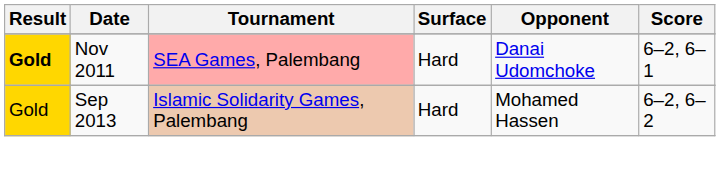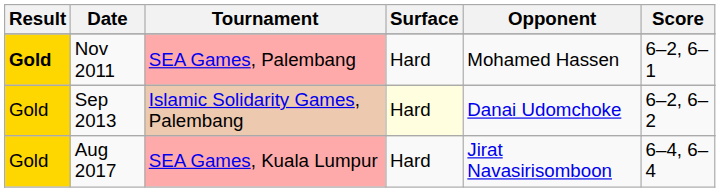(545, 59) Danai Udomchoke -> (543, 59) Mohamed Hassen
(438, 110) no background -> (410, 110) lightyellow background
(537, 110) Mohamed Hassen -> (544, 110) Danai Udomchoke
+ row: (96, 161)
